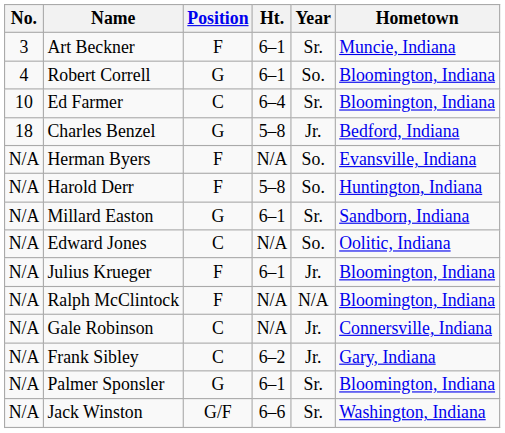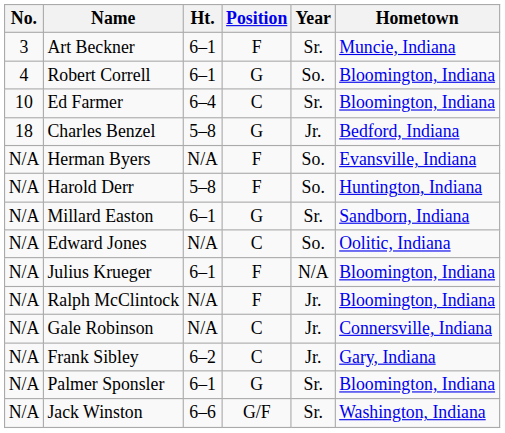columns swapped: (218, 18) <-> (272, 18)
(313, 272) Jr. -> (313, 272) N/A
(313, 300) N/A -> (313, 300) Jr.
